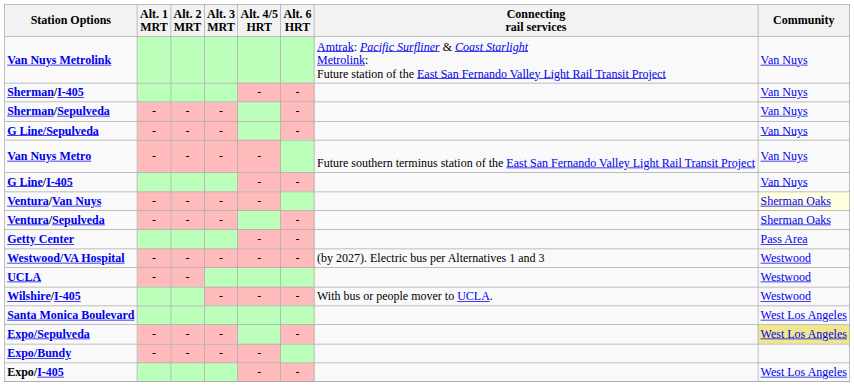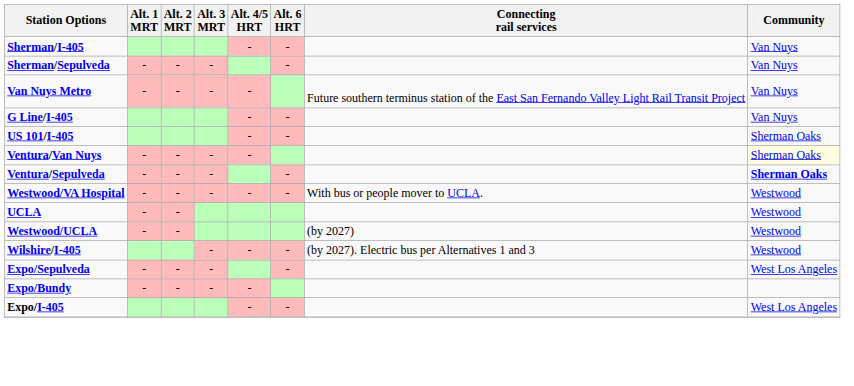- row: (59, 60)
- row: (53, 130)
+ row: (40, 136)
(796, 220) normal -> (789, 174) bold
- row: (41, 239)
(431, 258) (by 2027). Electric bus per Alternatives 1 and 3 -> (395, 193) With bus or people mover to UCLA.
+ row: (52, 231)
(405, 296) With bus or people mover to UCLA. -> (421, 250) (by 2027). Electric bus per Alternatives 1 and 3
- row: (71, 315)
(804, 334) khaki background -> (794, 269) no background
